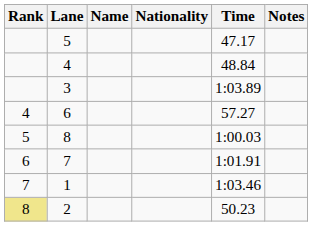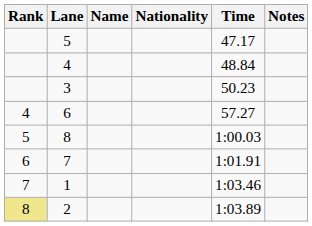(238, 88) 1:03.89 -> (238, 88) 50.23
(238, 209) 50.23 -> (238, 209) 1:03.89
